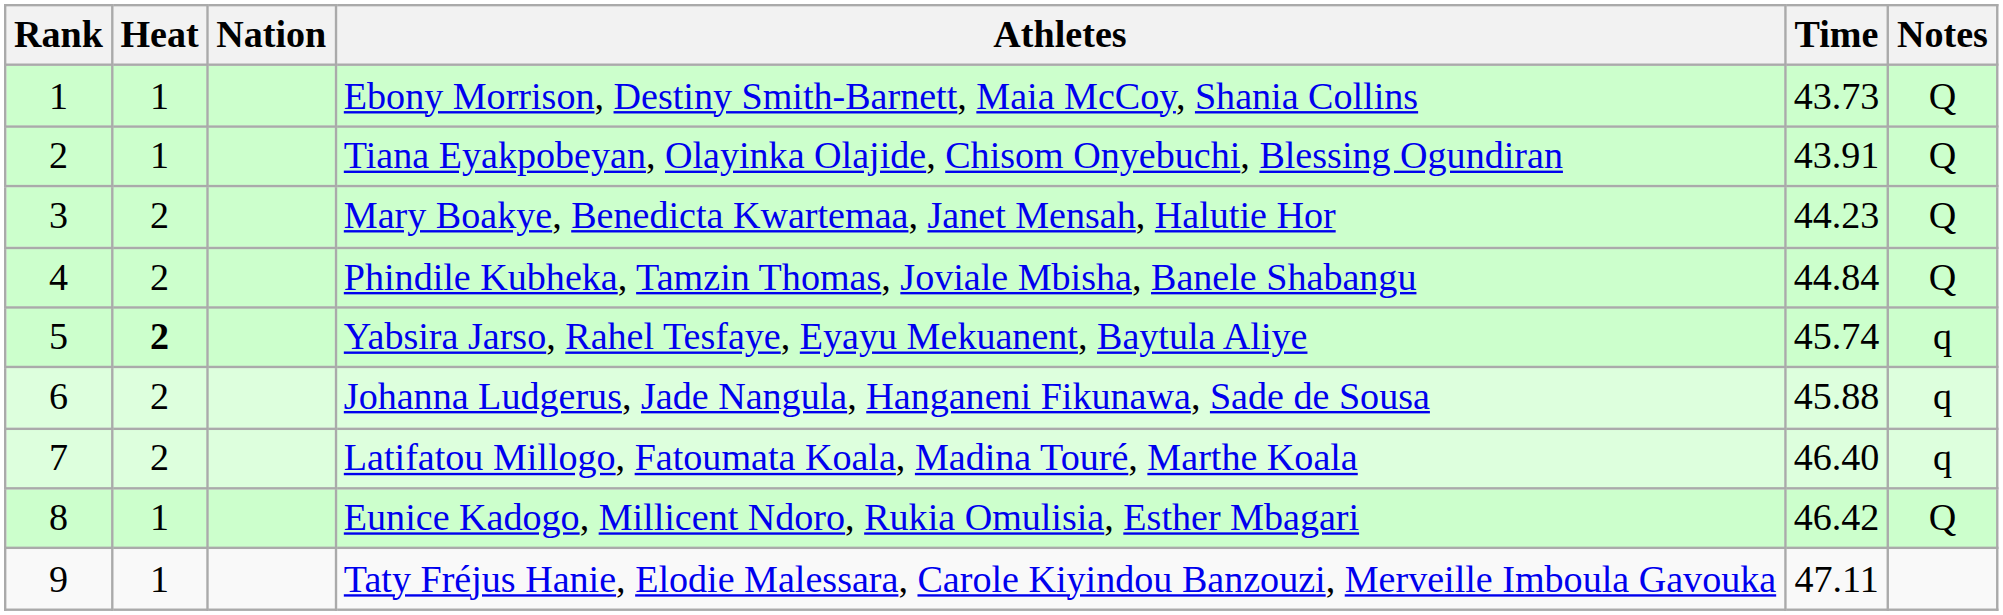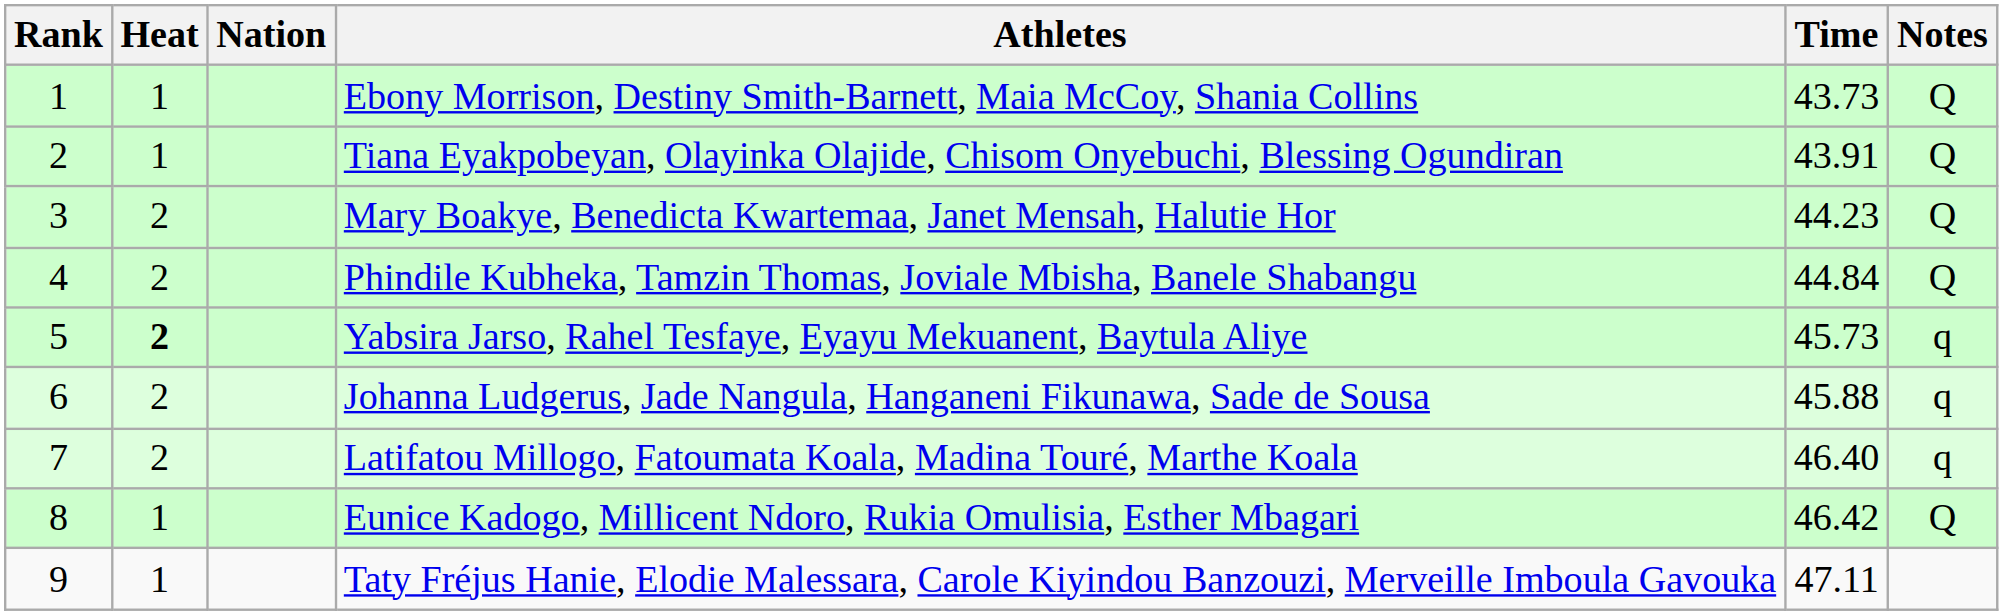(1837, 336) 45.74 -> (1837, 336) 45.73
